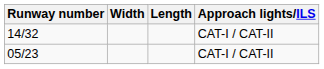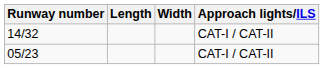columns swapped: (171, 14) <-> (127, 14)
